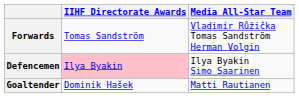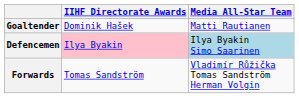rows swapped: (33, 85) <-> (33, 36)
(225, 66) no background -> (225, 45) lightblue background
